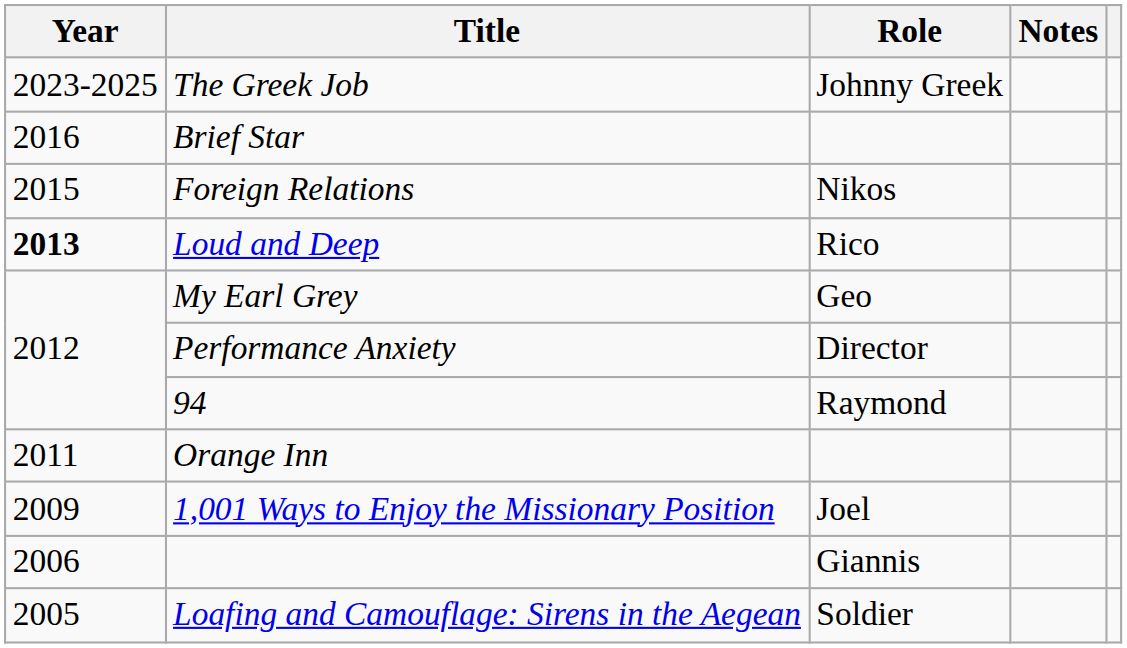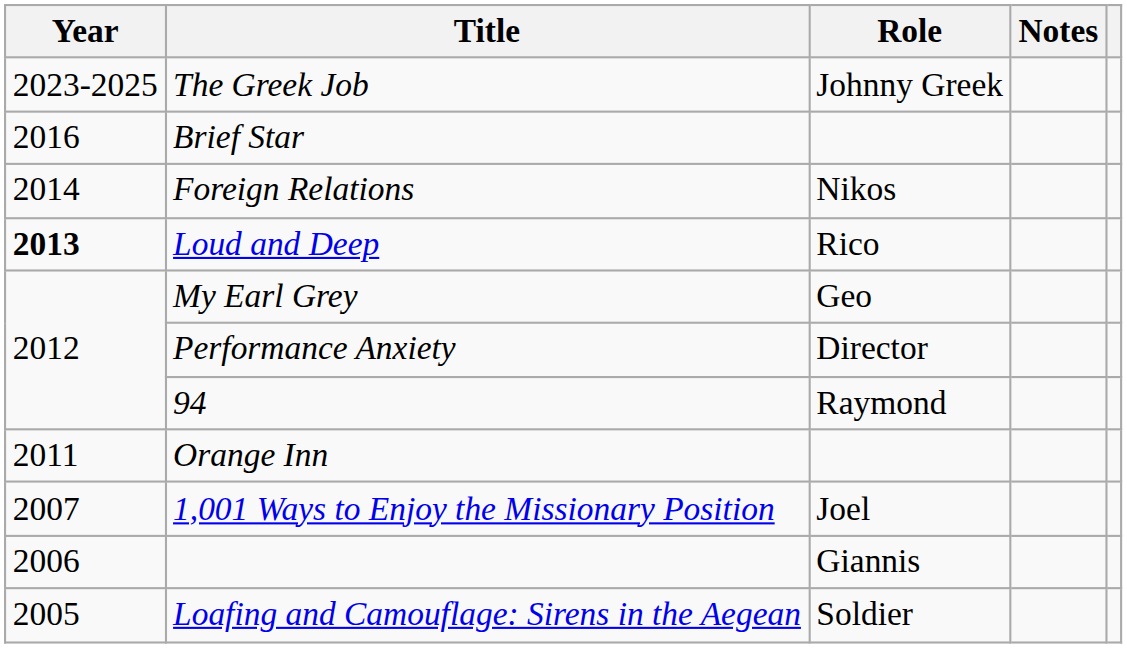(46, 190) 2015 -> (46, 190) 2014
(46, 508) 2009 -> (46, 508) 2007
